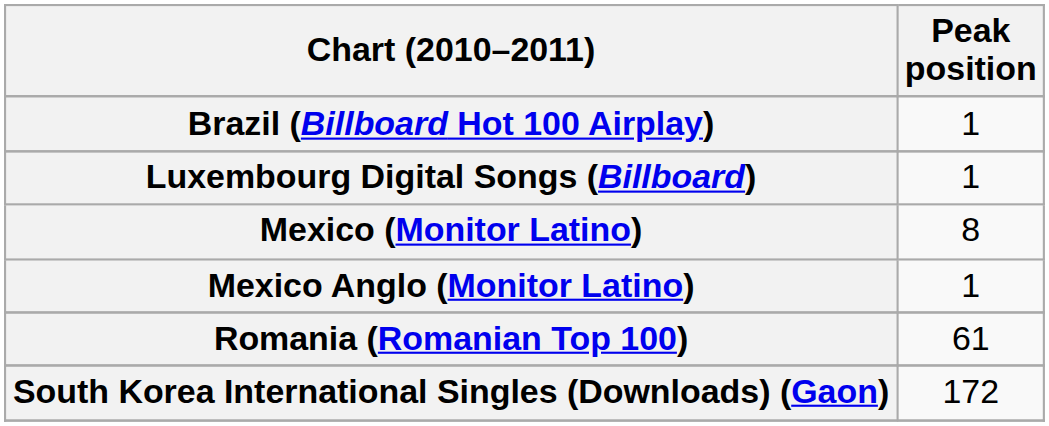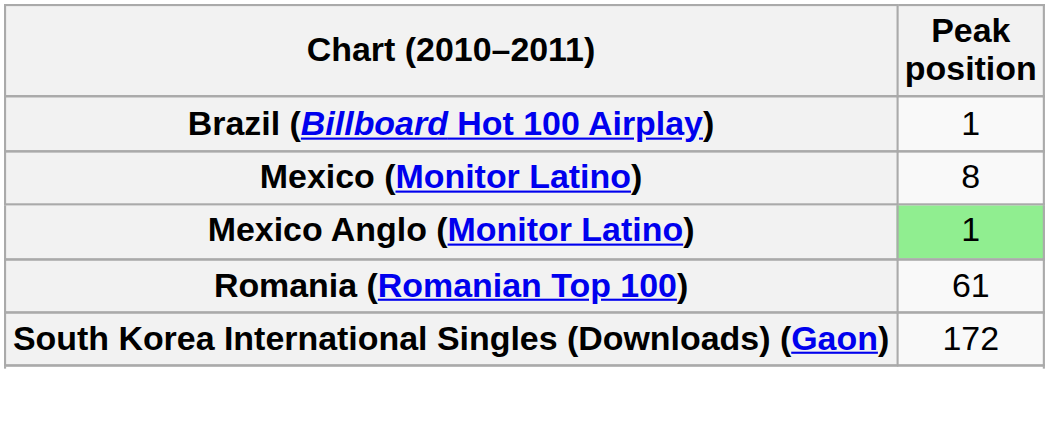- row: (451, 177)
(971, 284) no background -> (971, 230) lightgreen background
